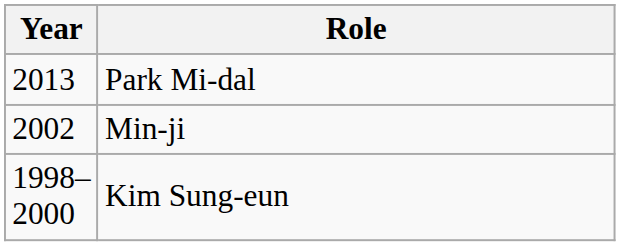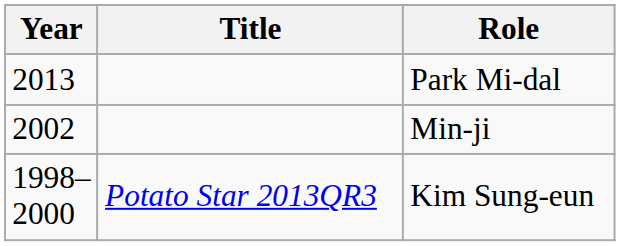+ column: (250, 29)
